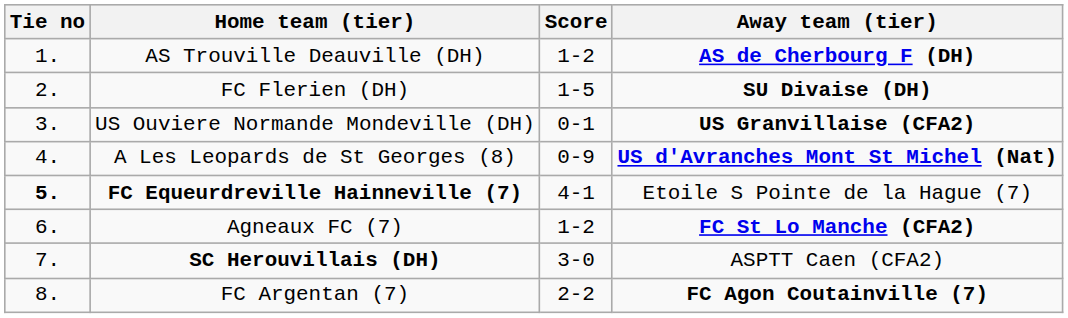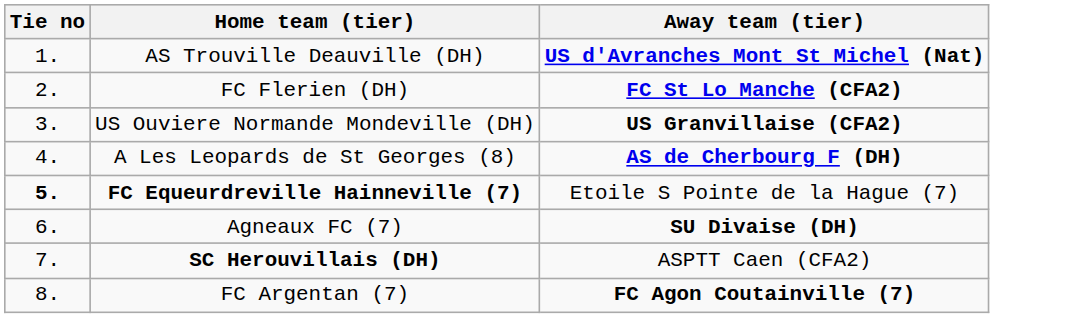- column: (576, 22)
(837, 56) AS de Cherbourg F (DH) -> (764, 56) US d'Avranches Mont St Michel (Nat)
(837, 90) SU Divaise (DH) -> (764, 90) FC St Lo Manche (CFA2)
(837, 158) US d'Avranches Mont St Michel (Nat) -> (764, 158) AS de Cherbourg F (DH)
(837, 227) FC St Lo Manche (CFA2) -> (764, 227) SU Divaise (DH)
